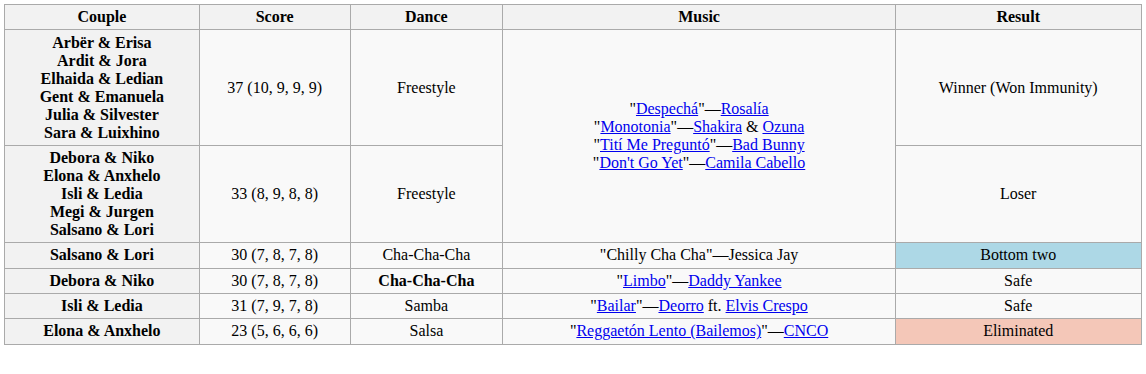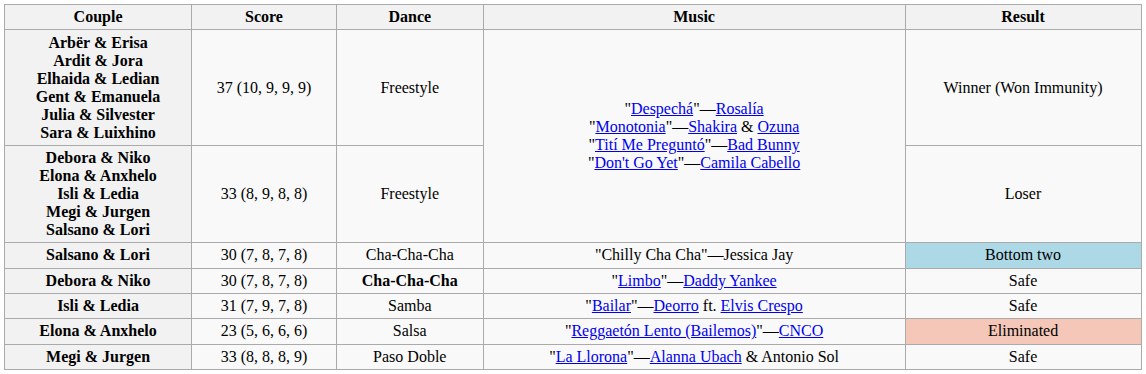+ row: (98, 356)
